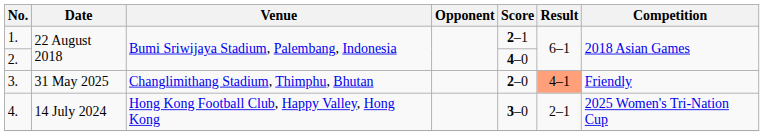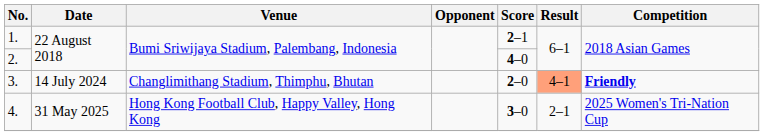(72, 81) 31 May 2025 -> (71, 81) 14 July 2024
(608, 81) normal -> (610, 81) bold
(71, 111) 14 July 2024 -> (72, 111) 31 May 2025
